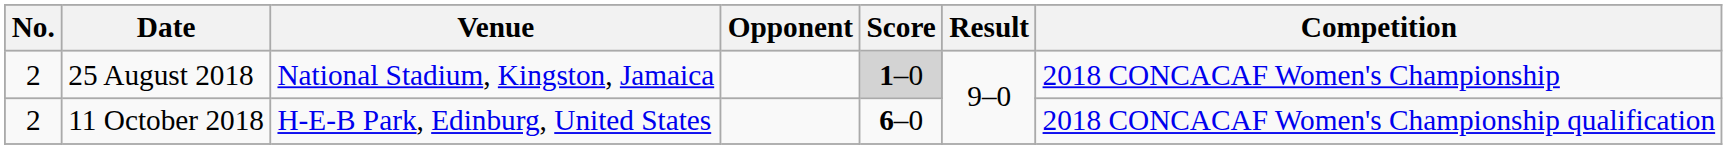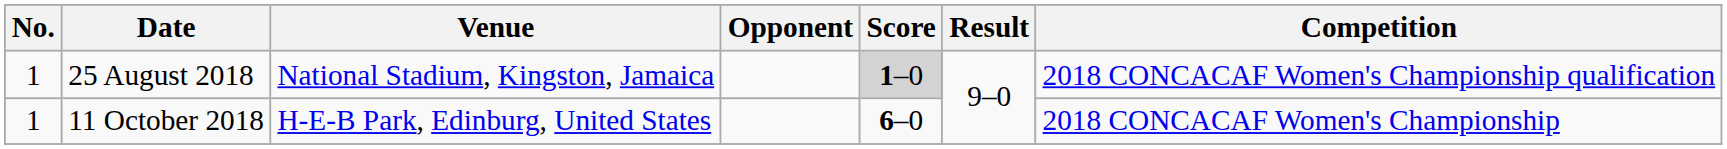(33, 74) 2 -> (33, 74) 1
(1301, 74) 2018 CONCACAF Women's Championship -> (1379, 74) 2018 CONCACAF Women's Championship qualification
(33, 120) 2 -> (33, 120) 1
(1379, 120) 2018 CONCACAF Women's Championship qualification -> (1301, 120) 2018 CONCACAF Women's Championship
